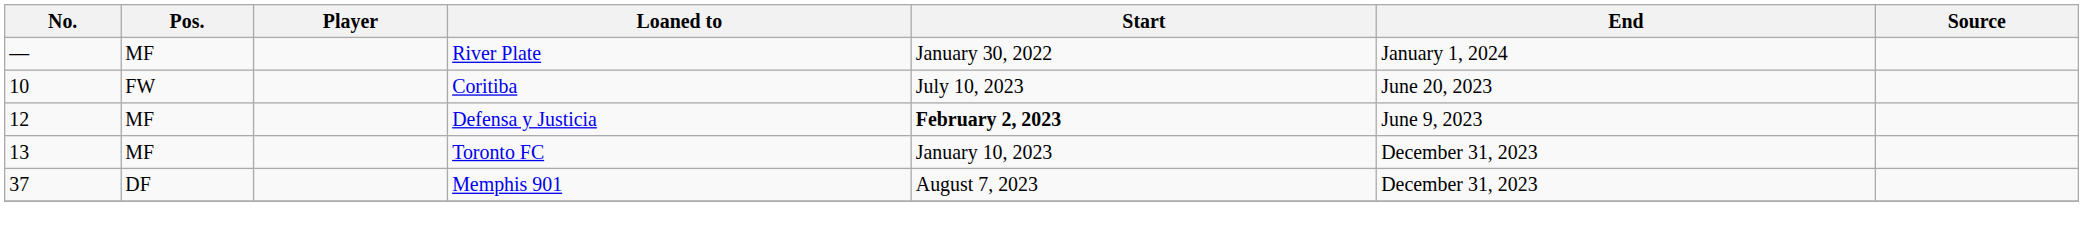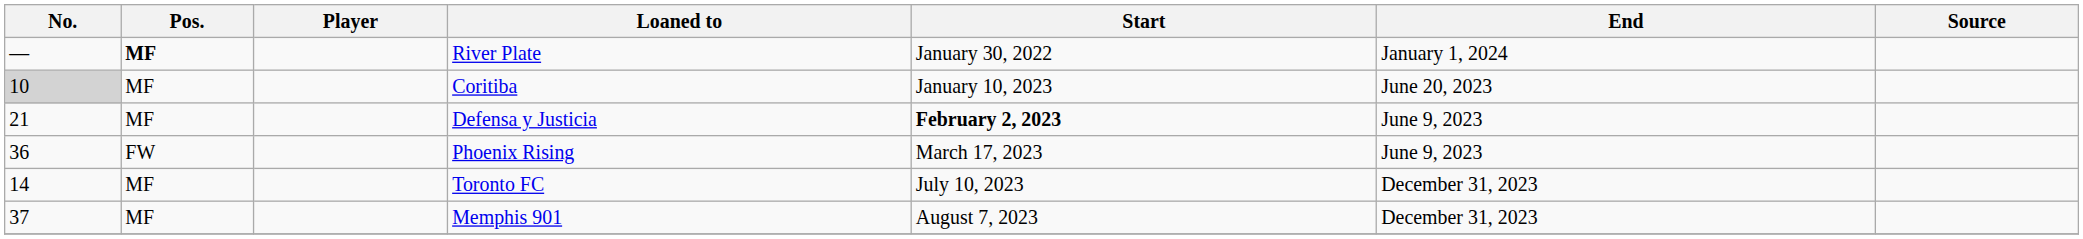(140, 53) normal -> (141, 53) bold
(19, 86) no background -> (19, 86) lightgrey background
(140, 86) FW -> (140, 86) MF
(970, 86) July 10, 2023 -> (984, 86) January 10, 2023
(19, 119) 12 -> (19, 119) 21
+ row: (513, 152)
(19, 152) 13 -> (19, 185) 14
(984, 152) January 10, 2023 -> (970, 185) July 10, 2023
(138, 185) DF -> (140, 218) MF
